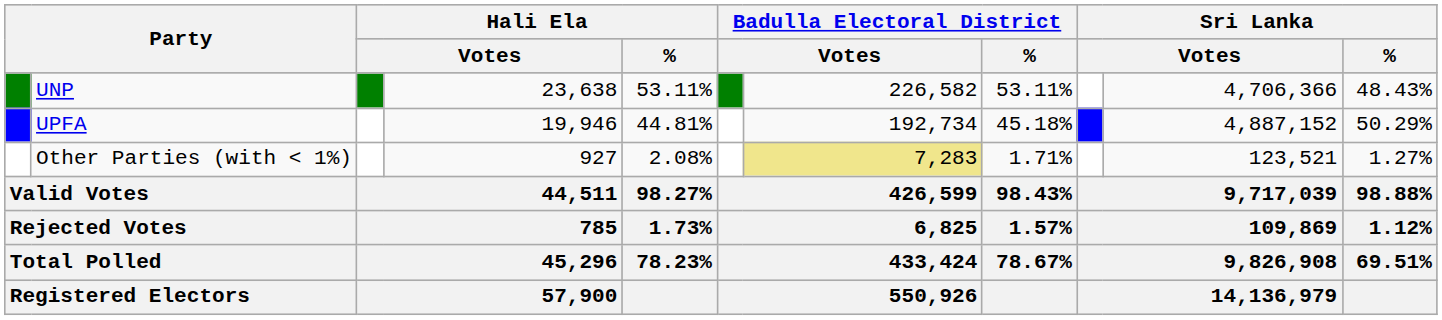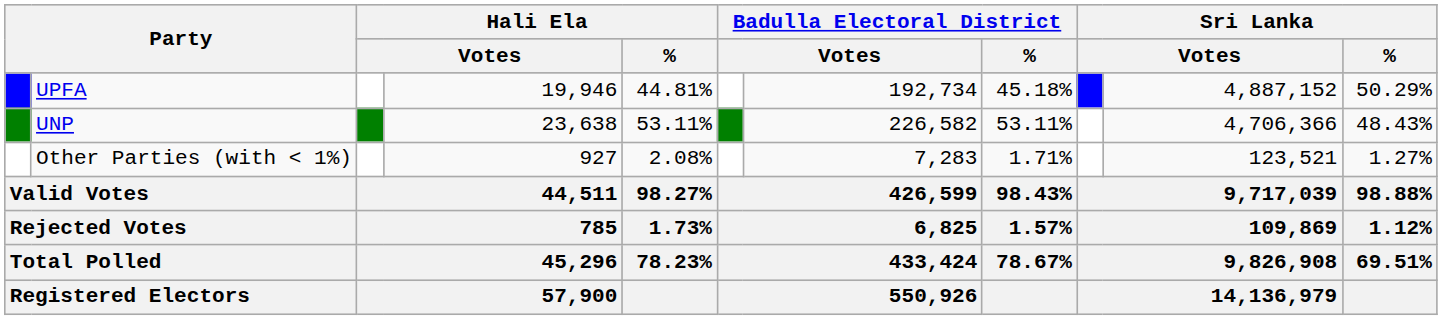rows swapped: (55, 91) <-> (61, 125)
(946, 159) khaki background -> (946, 159) no background
